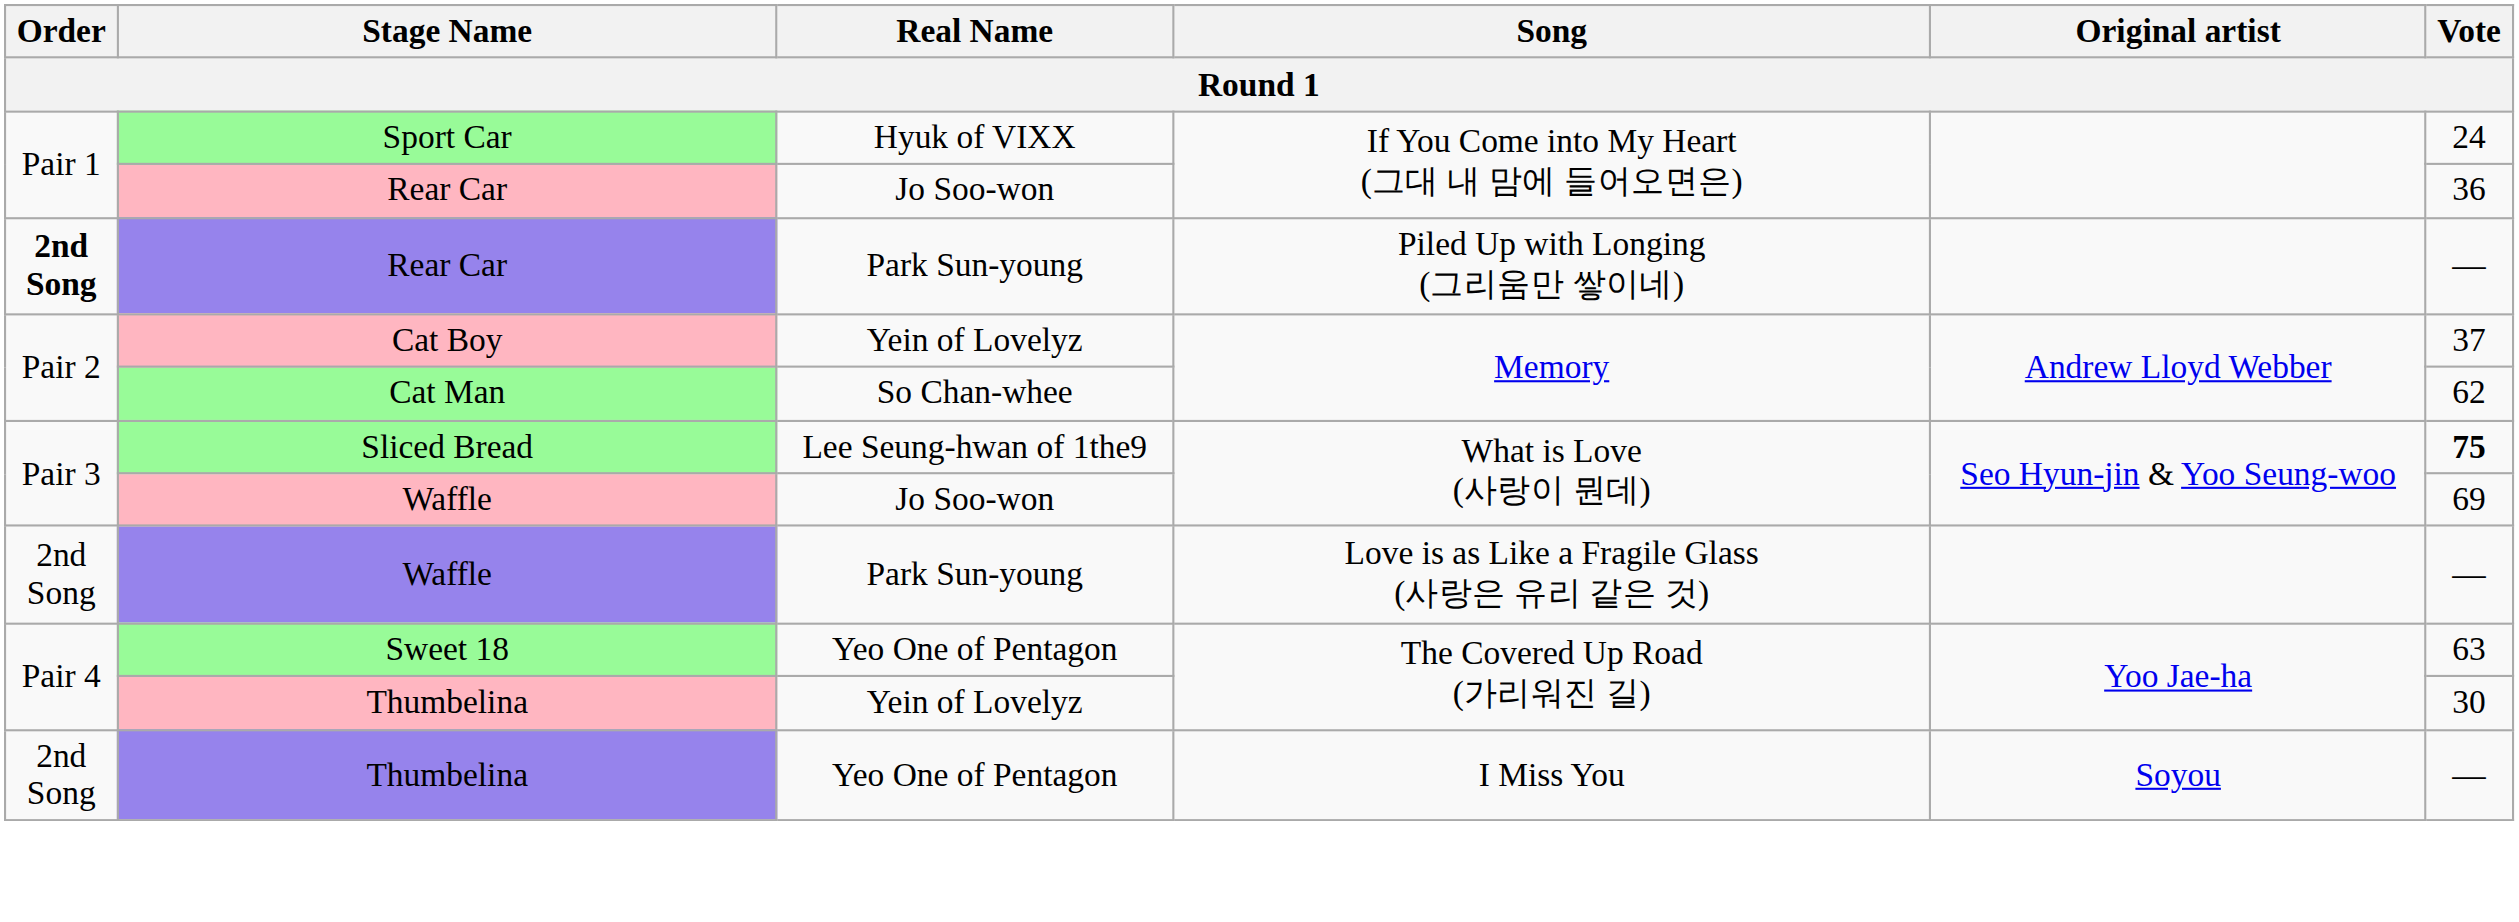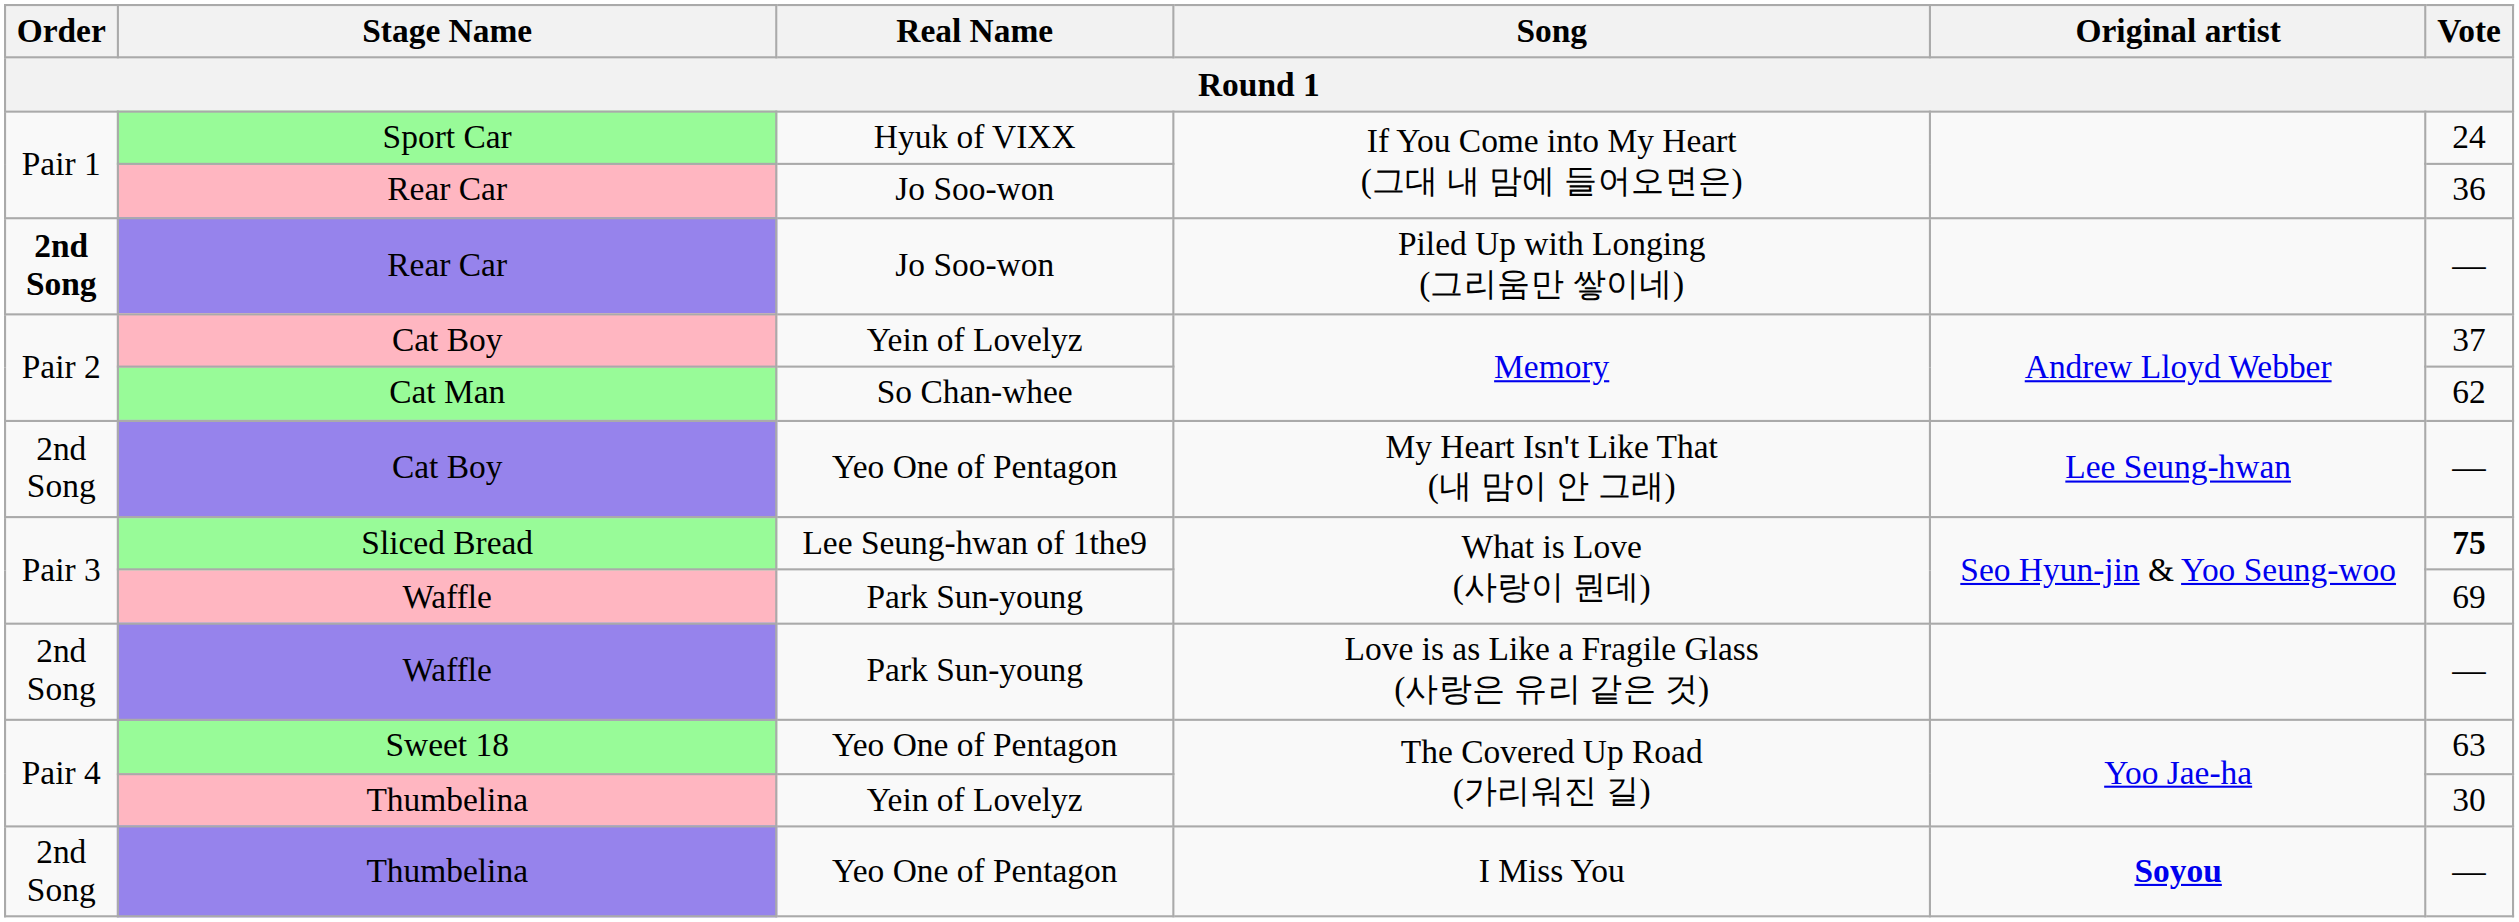(975, 265) Park Sun-young -> (975, 265) Jo Soo-won
+ row: (447, 468)
(975, 499) Jo Soo-won -> (975, 596) Park Sun-young
(2178, 774) normal -> (2178, 870) bold
